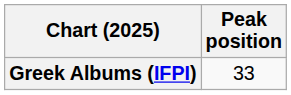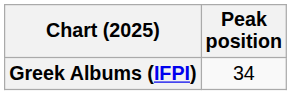(244, 73) 33 -> (244, 73) 34
